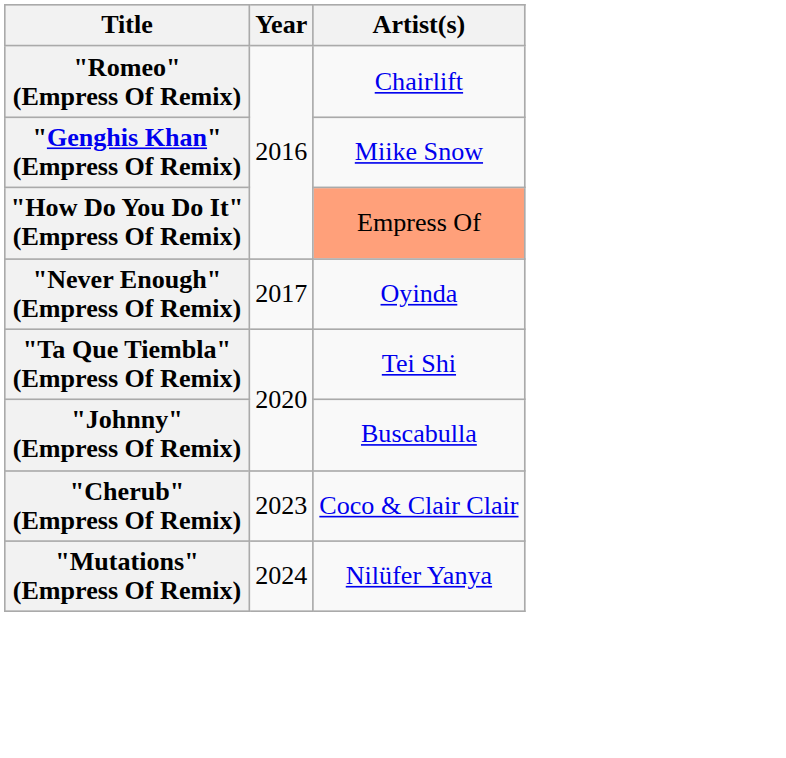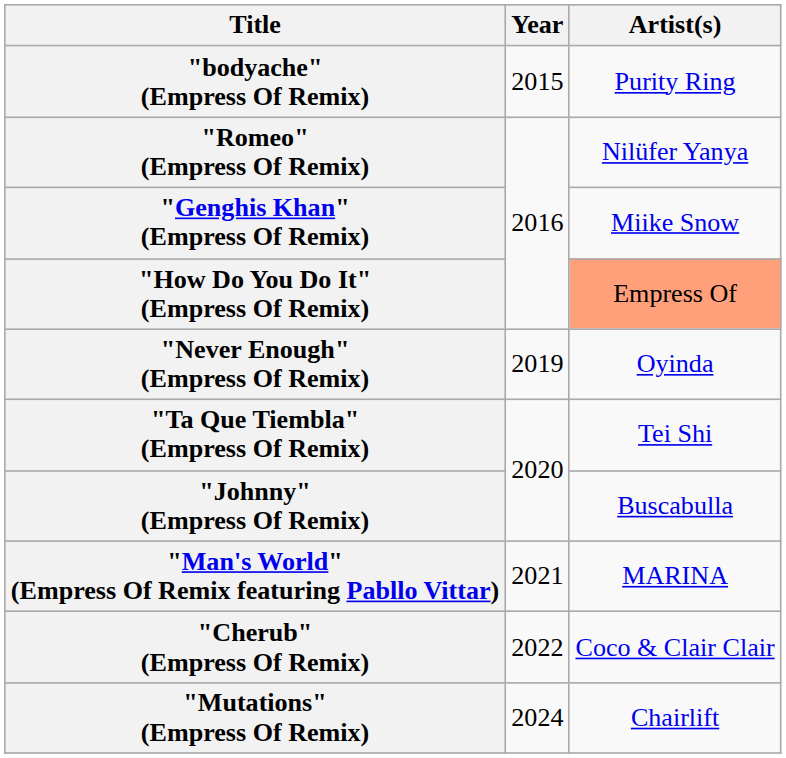+ row: (255, 81)
(419, 81) Chairlift -> (675, 151) Nilüfer Yanya
(281, 293) 2017 -> (537, 364) 2019
+ row: (255, 576)
(281, 505) 2023 -> (537, 646) 2022
(419, 576) Nilüfer Yanya -> (675, 717) Chairlift
